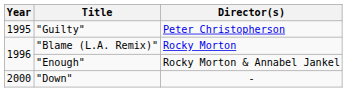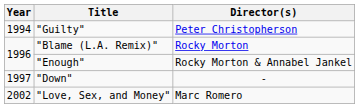(19, 29) 1995 -> (19, 29) 1994
(19, 79) 2000 -> (19, 79) 1997
+ row: (103, 95)
